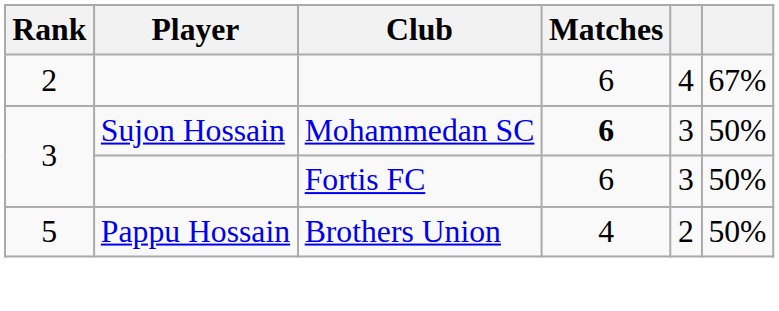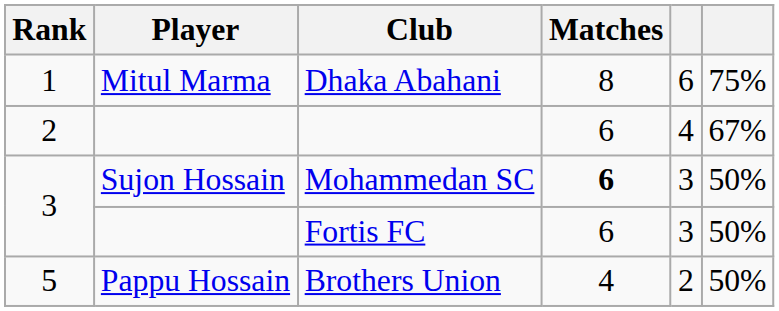+ row: (403, 79)
